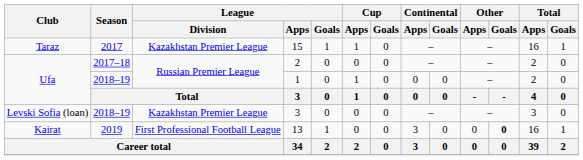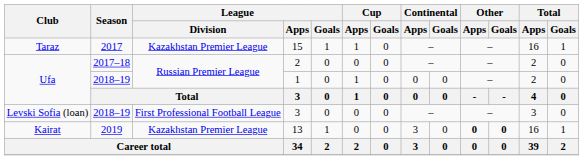(208, 113) Kazakhstan Premier League -> (208, 113) First Professional Football League
(208, 130) First Professional Football League -> (208, 130) Kazakhstan Premier League
(474, 130) normal -> (474, 130) bold
